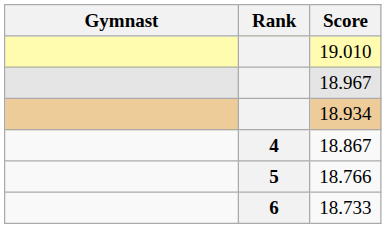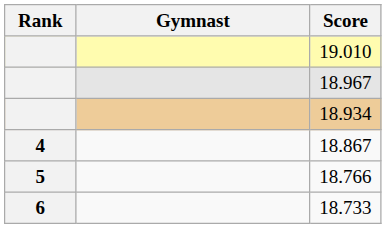columns swapped: (274, 20) <-> (122, 20)
